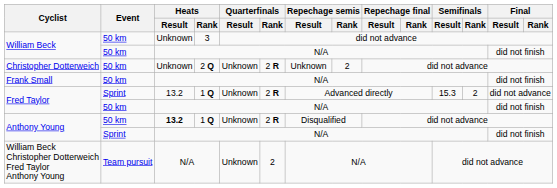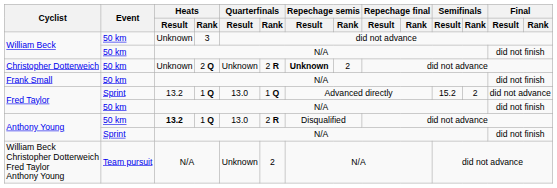(309, 66) normal -> (309, 66) bold
(240, 93) Unknown -> (240, 93) 13.0
(272, 93) 2 R -> (272, 93) 1 Q
(447, 93) 15.3 -> (447, 93) 15.2
(240, 121) Unknown -> (240, 121) 13.0
